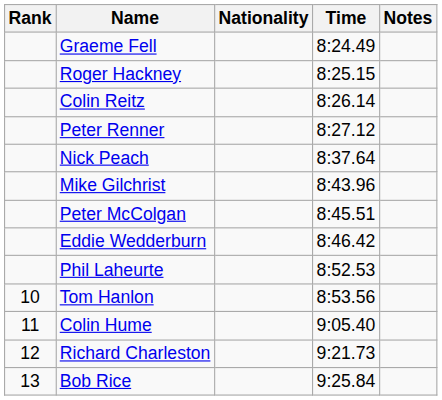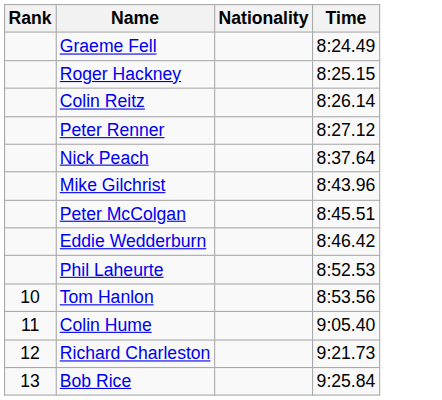- column: (408, 18)
